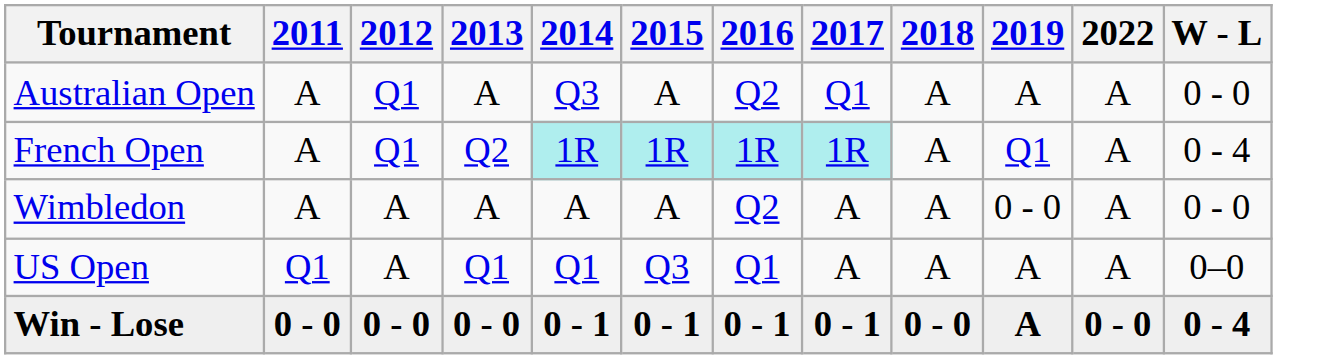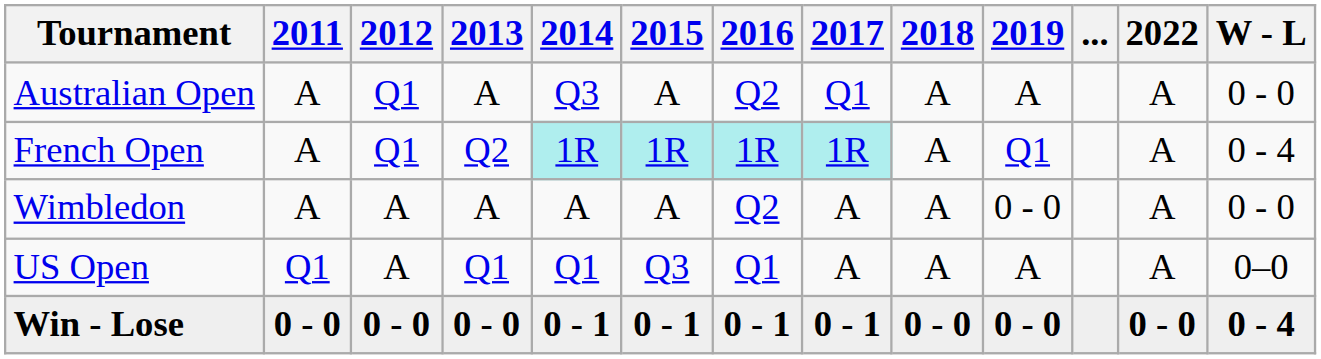+ column: (1095, 33)
(1028, 324) A -> (1028, 324) 0 - 0
